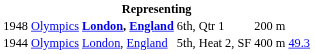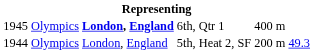(16, 26) 1948 -> (16, 26) 1945
(270, 26) 200 m -> (270, 26) 400 m
(270, 43) 400 m -> (270, 43) 200 m
